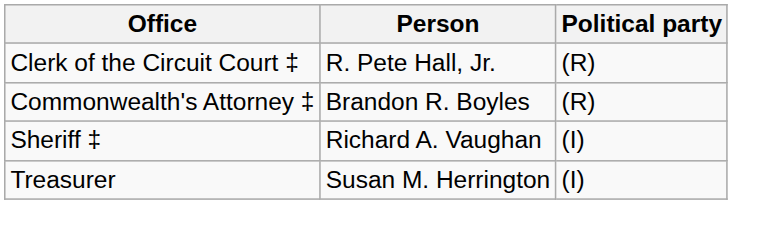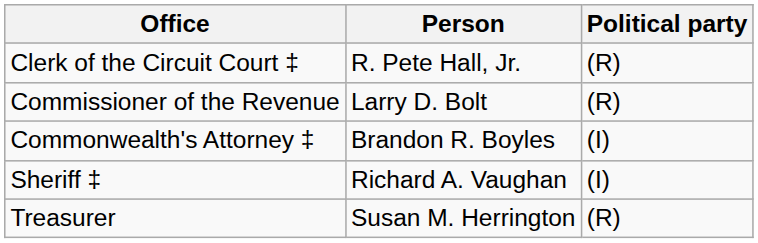+ row: (175, 101)
(578, 101) (R) -> (598, 140) (I)
(573, 179) (I) -> (604, 218) (R)
